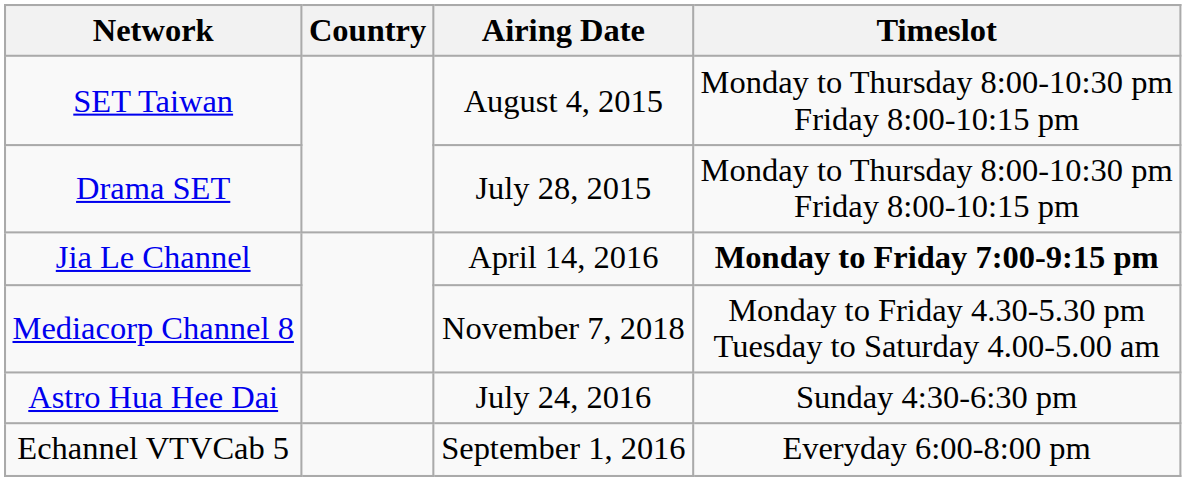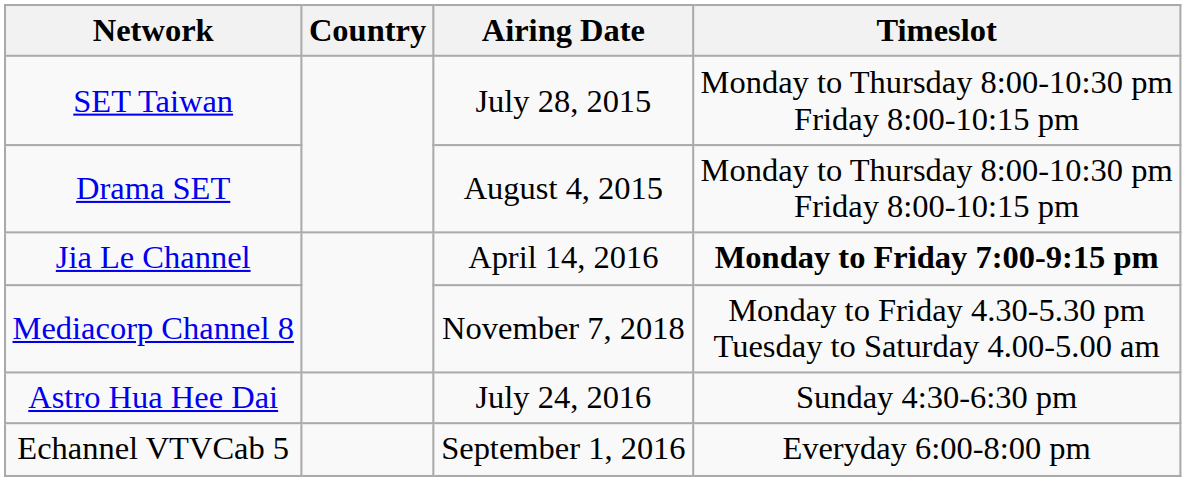(563, 100) August 4, 2015 -> (563, 100) July 28, 2015
(563, 188) July 28, 2015 -> (563, 188) August 4, 2015
